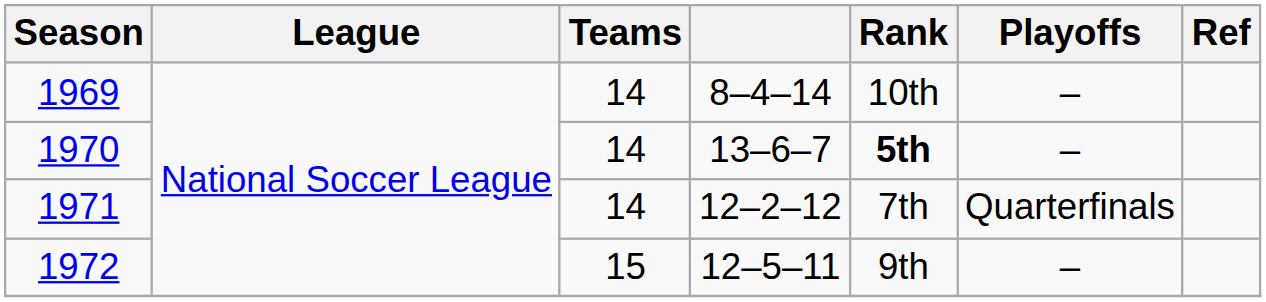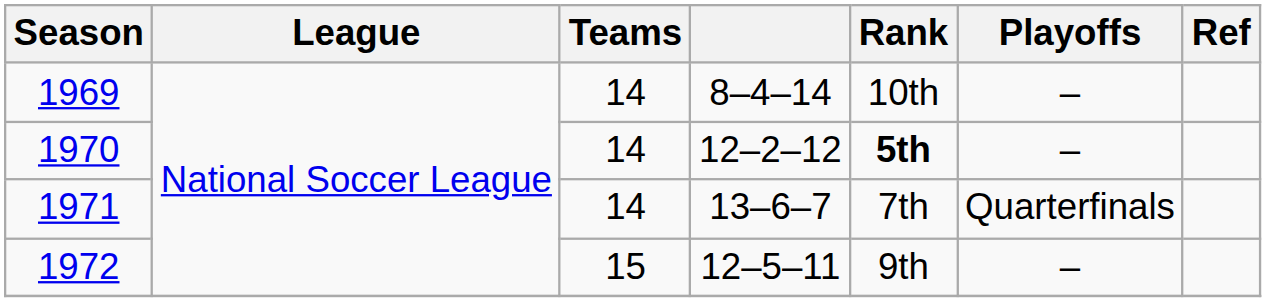(770, 149) 13–6–7 -> (770, 149) 12–2–12
(770, 207) 12–2–12 -> (770, 207) 13–6–7
